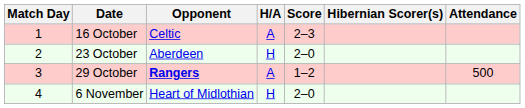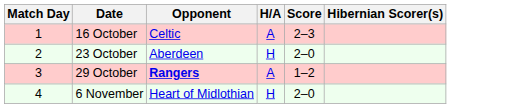- column: (483, 14)
